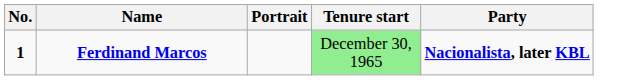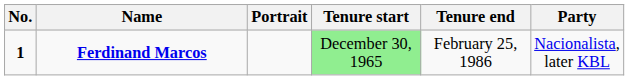+ column: (476, 17)
(507, 52) bold -> (577, 52) normal
